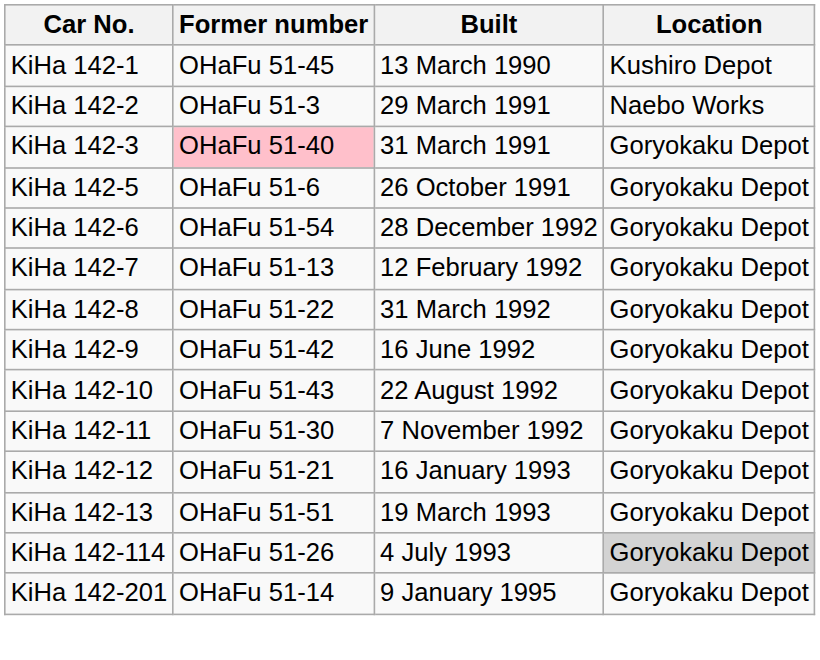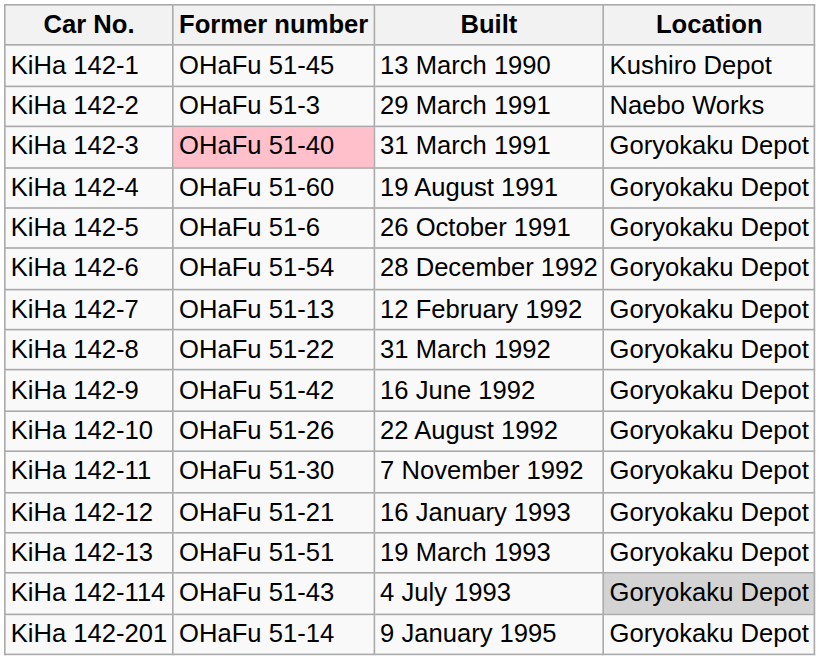+ row: (75, 187)
(257, 390) OHaFu 51-43 -> (257, 430) OHaFu 51-26
(257, 552) OHaFu 51-26 -> (257, 593) OHaFu 51-43
